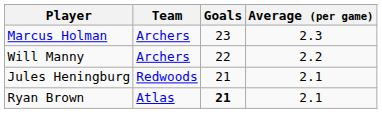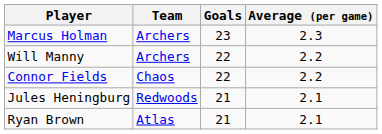+ row: (57, 77)
(223, 98) bold -> (223, 119) normal
